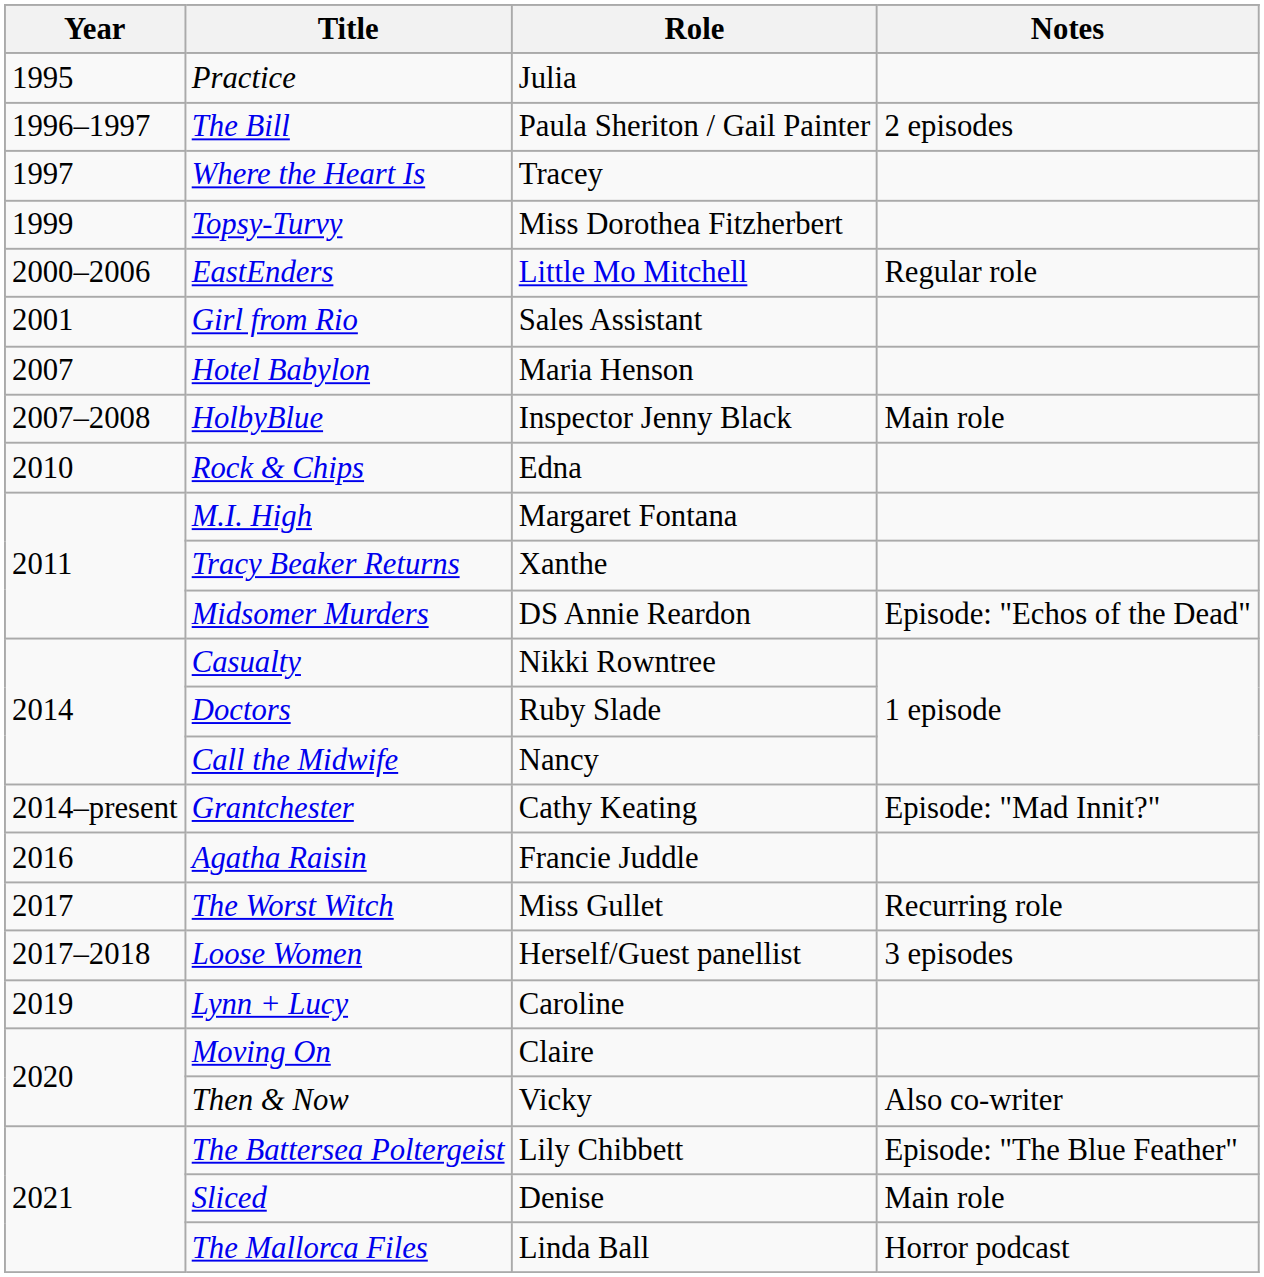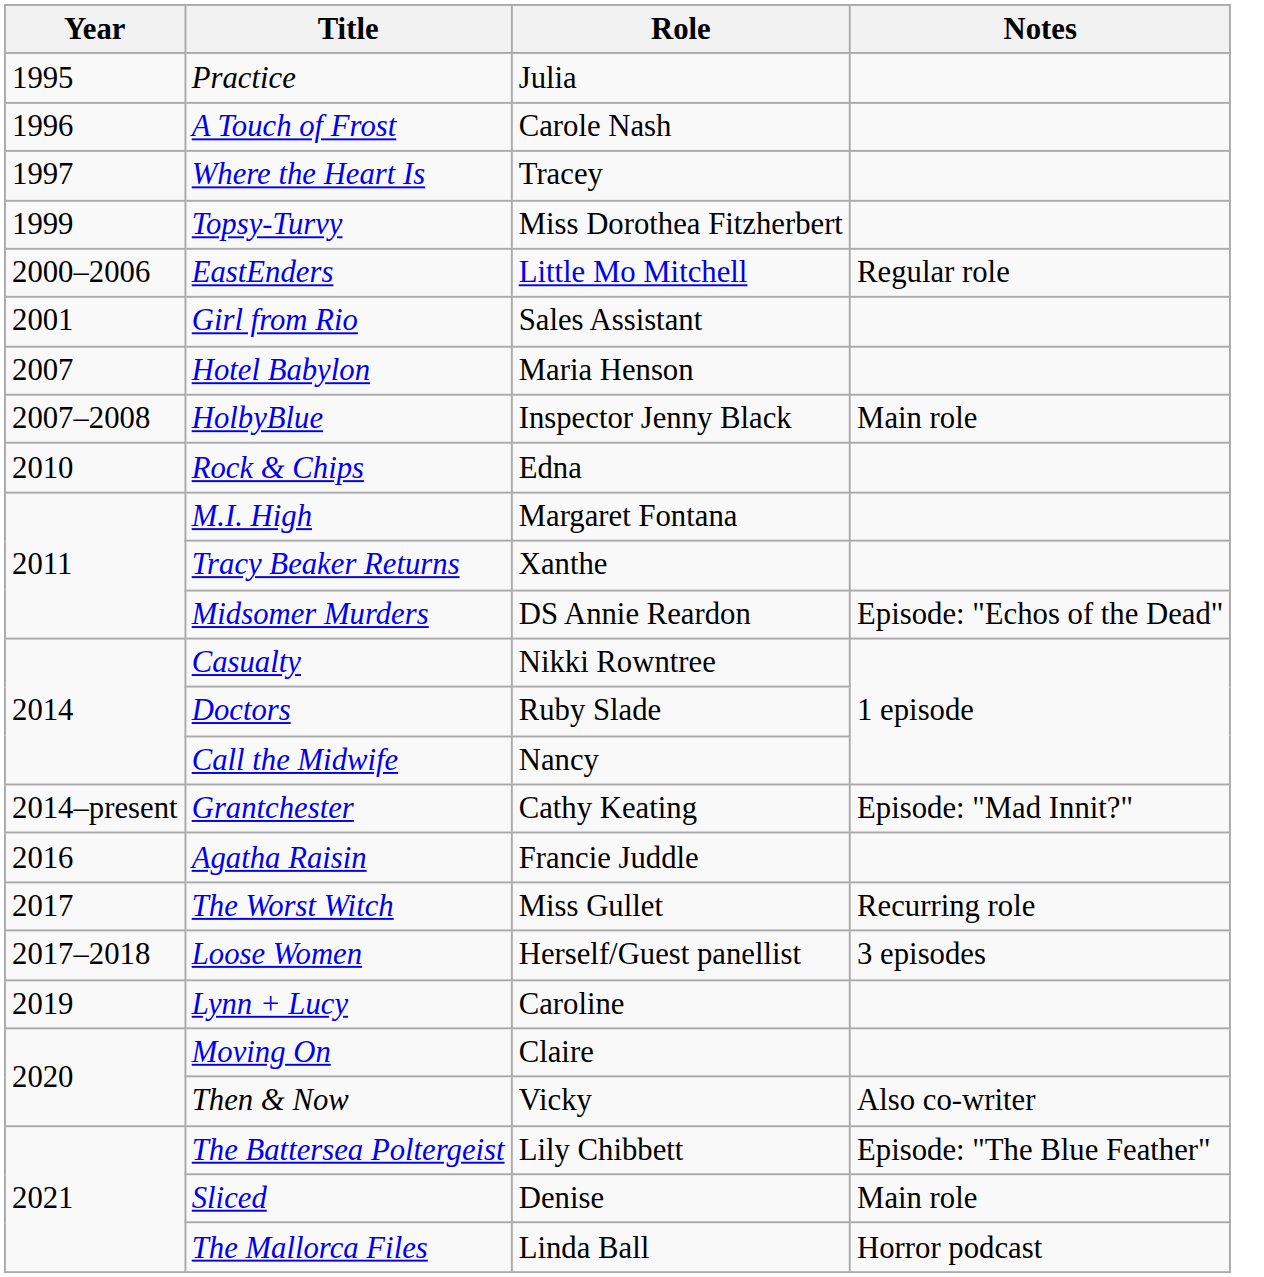+ row: (294, 126)
- row: (241, 126)
